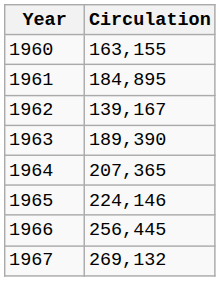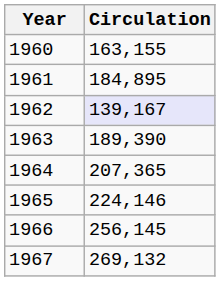(128, 110) no background -> (128, 110) lavender background
(128, 230) 256,445 -> (128, 230) 256,145
